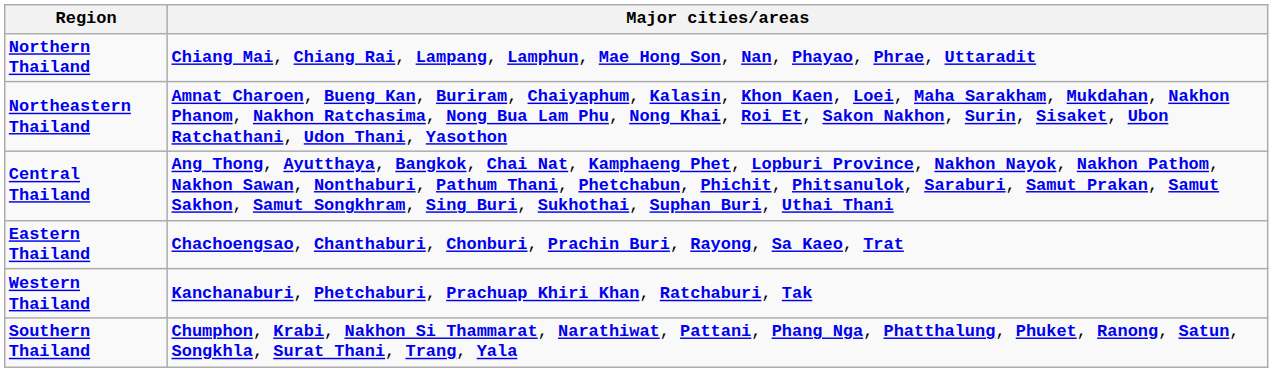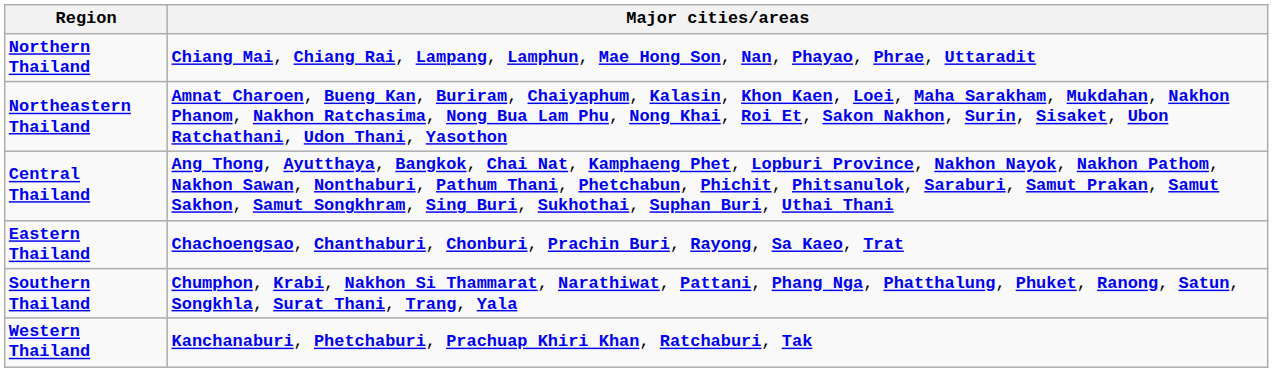rows swapped: (50, 293) <-> (50, 342)
